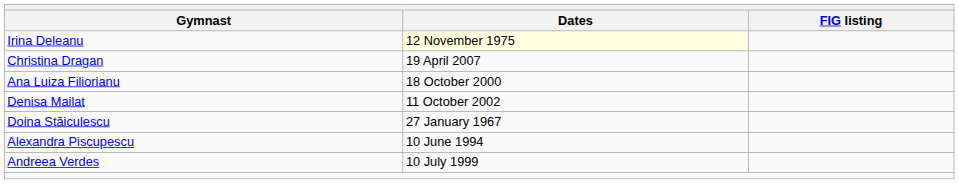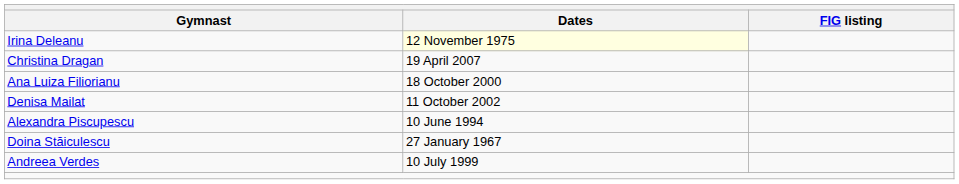rows swapped: (71, 142) <-> (59, 122)
